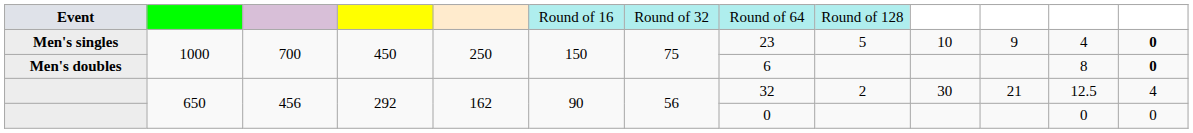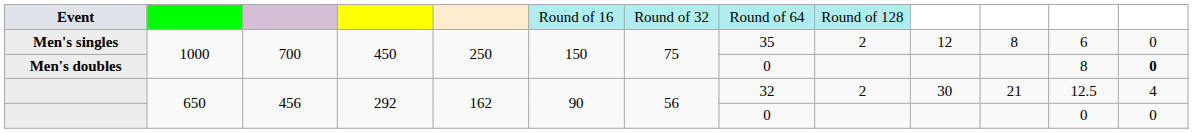(767, 41) 23 -> (767, 41) 35
(862, 41) 5 -> (862, 41) 2
(945, 41) 10 -> (945, 41) 12
(1014, 41) 9 -> (1014, 41) 8
(1084, 41) 4 -> (1084, 41) 6
(1153, 41) bold -> (1153, 41) normal
(767, 66) 6 -> (767, 66) 0
